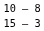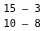rows swapped: (22, 23) <-> (22, 8)
